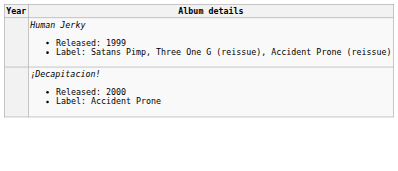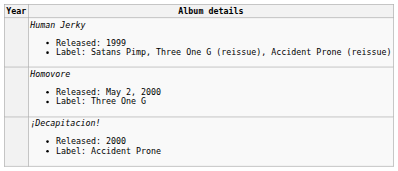+ row: (211, 88)
